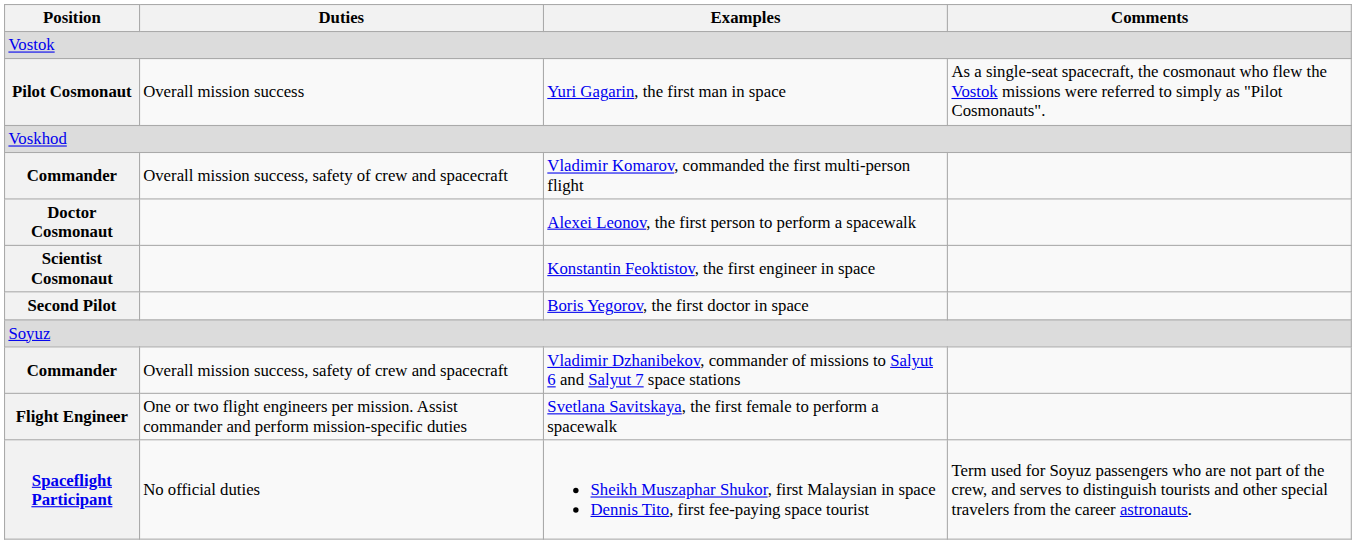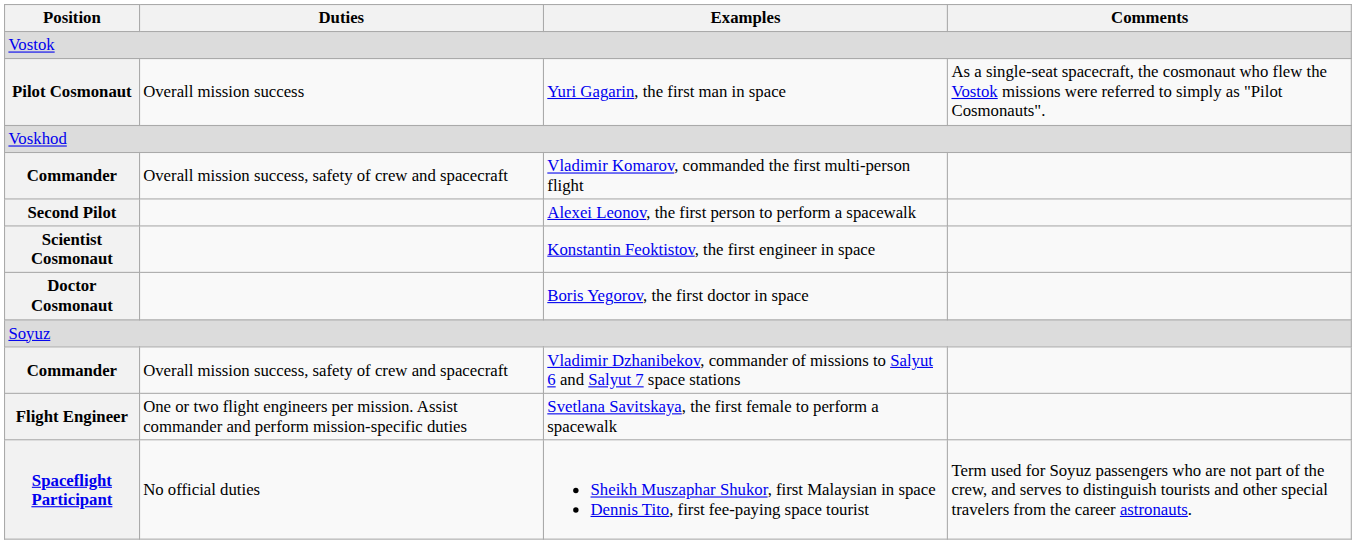(72, 221) Doctor Cosmonaut -> (72, 211) Second Pilot
(72, 305) Second Pilot -> (72, 295) Doctor Cosmonaut
